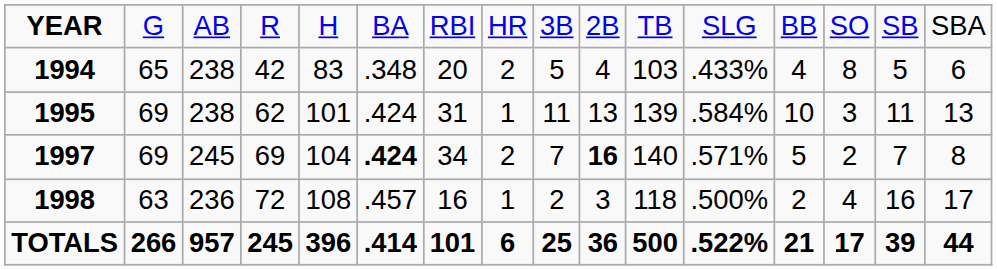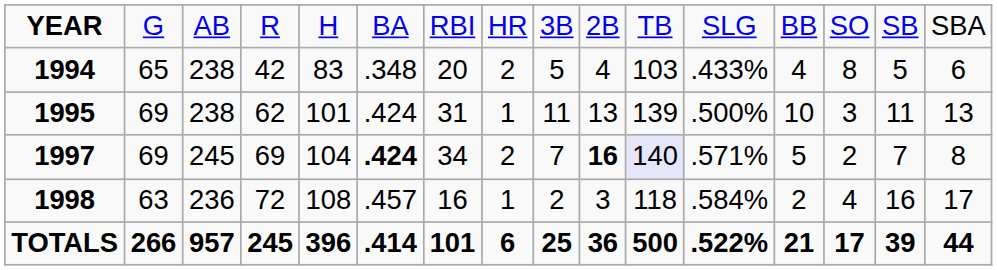(729, 112) .584% -> (729, 112) .500%
(655, 156) no background -> (655, 156) lavender background
(729, 199) .500% -> (729, 199) .584%
